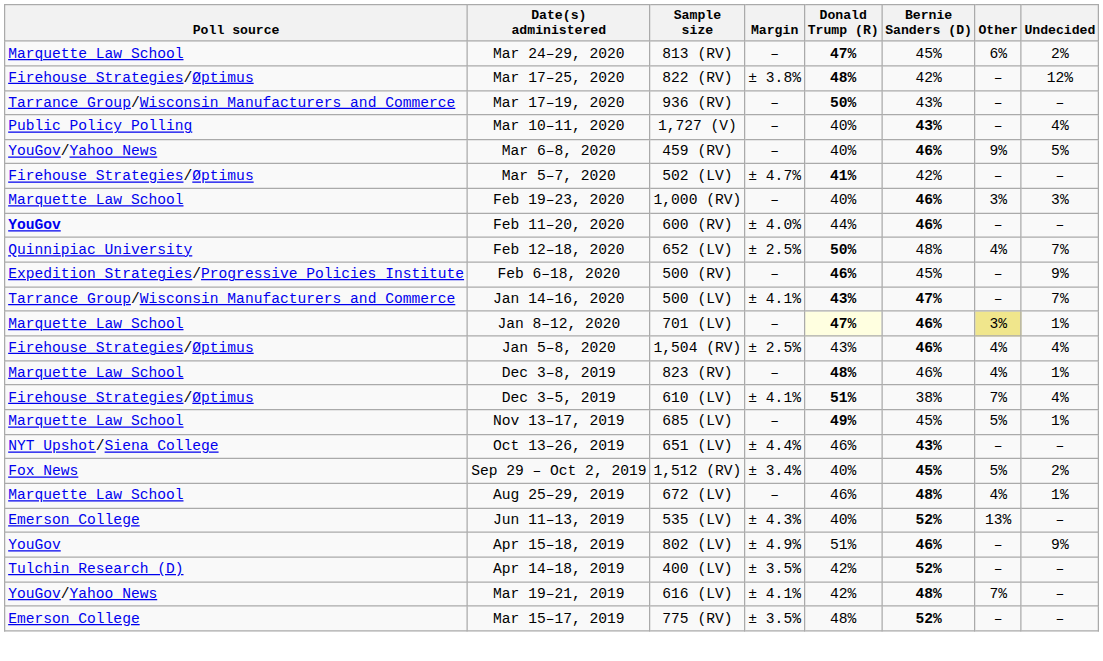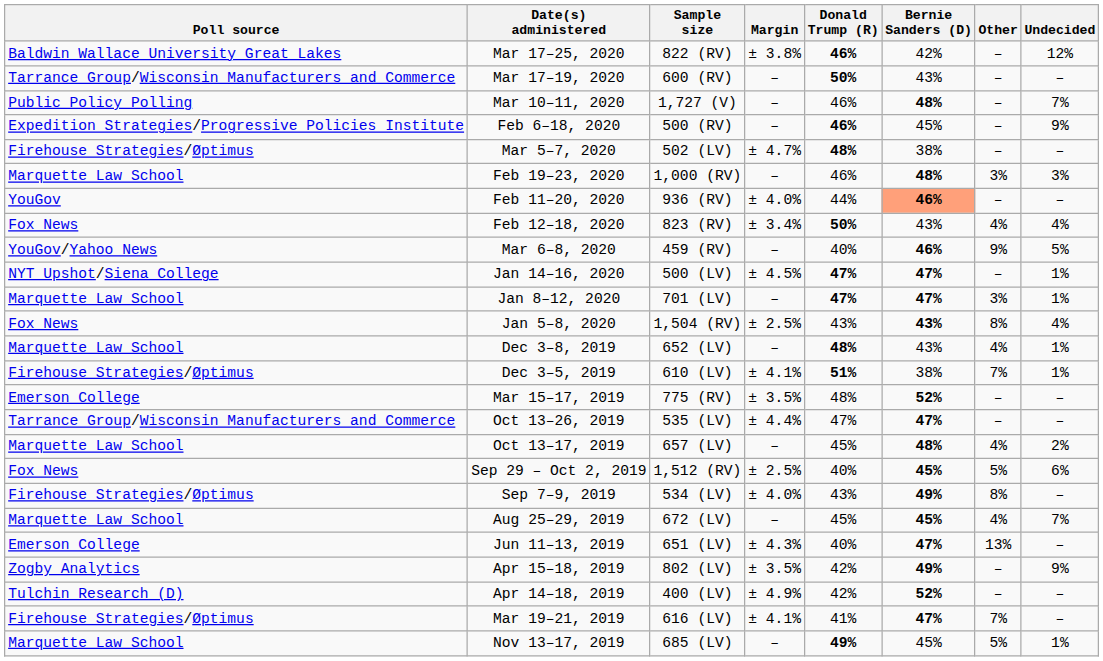- row: (559, 53)
(131, 78) Firehouse Strategies/Øptimus -> (175, 53) Baldwin Wallace University Great Lakes
(843, 78) 48% -> (843, 53) 46%
(697, 102) 936 (RV) -> (697, 78) 600 (RV)
(843, 127) 40% -> (843, 102) 46%
(929, 127) 43% -> (929, 102) 48%
(1060, 127) 4% -> (1060, 102) 7%
rows swapped: (559, 151) <-> (559, 274)
(843, 176) 41% -> (843, 151) 48%
(929, 176) 42% -> (929, 151) 38%
(843, 201) 40% -> (843, 176) 46%
(929, 201) 46% -> (929, 176) 48%
(34, 225) bold -> (34, 201) normal
(697, 225) 600 (RV) -> (697, 201) 936 (RV)
(929, 225) no background -> (929, 201) lightsalmon background
(100, 250) Quinnipiac University -> (43, 225) Fox News
(697, 250) 652 (LV) -> (697, 225) 823 (RV)
(775, 250) ± 2.5% -> (775, 225) ± 3.4%
(929, 250) 48% -> (929, 225) 43%
(1060, 250) 7% -> (1060, 225) 4%
(232, 299) Tarrance Group/Wisconsin Manufacturers and Commerce -> (113, 274) NYT Upshot/Siena College
(775, 299) ± 4.1% -> (775, 274) ± 4.5%
(843, 299) 43% -> (843, 274) 47%
(1060, 299) 7% -> (1060, 274) 1%
(843, 323) lightyellow background -> (843, 299) no background
(929, 323) 46% -> (929, 299) 47%
(998, 323) khaki background -> (998, 299) no background
(131, 348) Firehouse Strategies/Øptimus -> (43, 323) Fox News
(929, 348) 46% -> (929, 323) 43%
(998, 348) 4% -> (998, 323) 8%
(697, 372) 823 (RV) -> (697, 348) 652 (LV)
(929, 372) 46% -> (929, 348) 43%
(1060, 397) 4% -> (1060, 372) 1%
rows swapped: (559, 422) <-> (559, 618)
(113, 446) NYT Upshot/Siena College -> (232, 422) Tarrance Group/Wisconsin Manufacturers and Commerce
(697, 446) 651 (LV) -> (697, 422) 535 (LV)
(843, 446) 46% -> (843, 422) 47%
(929, 446) 43% -> (929, 422) 47%
+ row: (559, 446)
(775, 471) ± 3.4% -> (775, 471) ± 2.5%
(1060, 471) 2% -> (1060, 471) 6%
+ row: (559, 495)
(843, 495) 46% -> (843, 520) 45%
(929, 495) 48% -> (929, 520) 45%
(1060, 495) 1% -> (1060, 520) 7%
(697, 520) 535 (LV) -> (697, 544) 651 (LV)
(929, 520) 52% -> (929, 544) 47%
(34, 544) YouGov -> (74, 569) Zogby Analytics
(775, 544) ± 4.9% -> (775, 569) ± 3.5%
(843, 544) 51% -> (843, 569) 42%
(929, 544) 46% -> (929, 569) 49%
(775, 569) ± 3.5% -> (775, 594) ± 4.9%
(83, 594) YouGov/Yahoo News -> (131, 618) Firehouse Strategies/Øptimus
(843, 594) 42% -> (843, 618) 41%
(929, 594) 48% -> (929, 618) 47%
